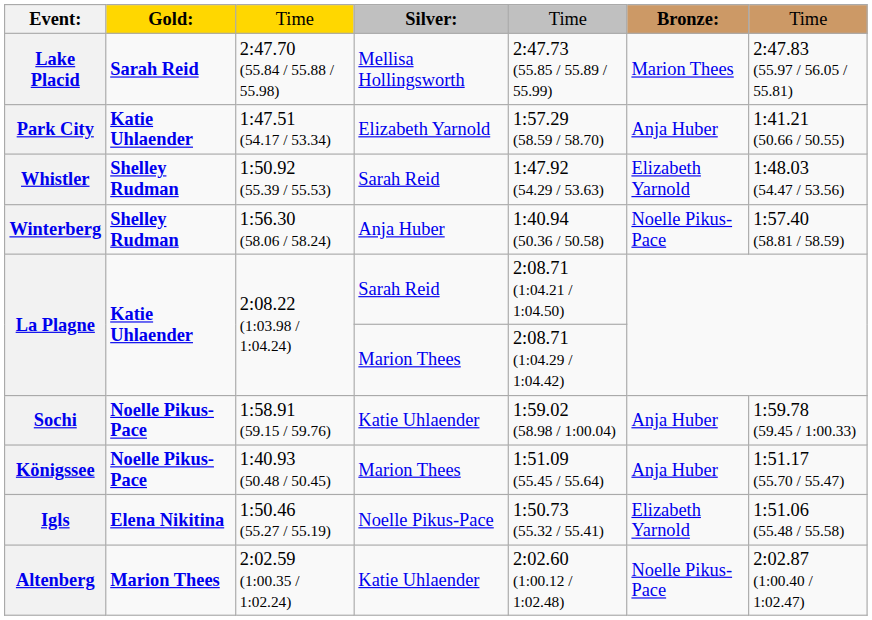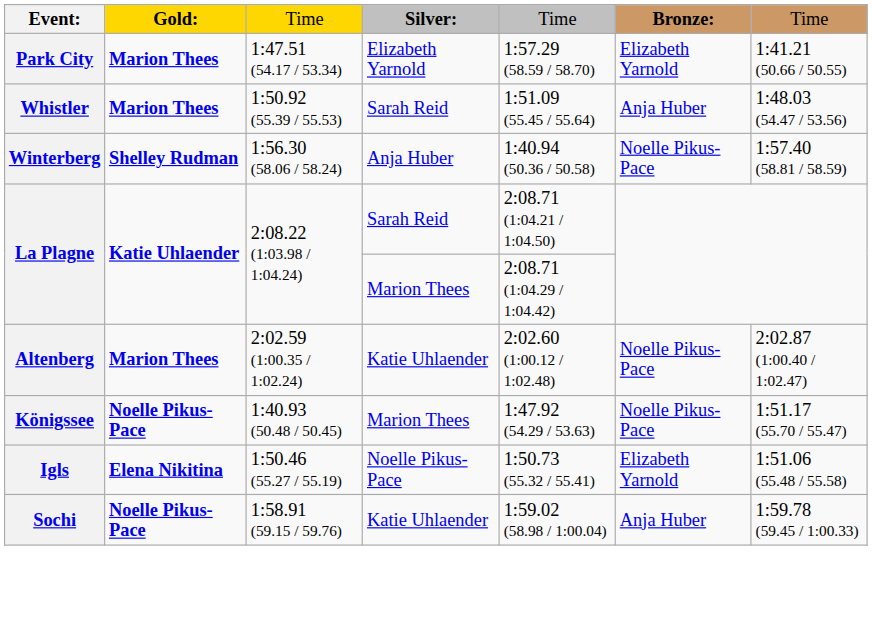- row: (55, 68)
(152, 129) Katie Uhlaender -> (164, 58) Marion Thees
(675, 129) Anja Huber -> (655, 58) Elizabeth Yarnold
(144, 179) Shelley Rudman -> (164, 108) Marion Thees
(558, 179) 1:47.92 (54.29 / 53.63) -> (549, 108) 1:51.09 (55.45 / 55.64)
(666, 179) Elizabeth Yarnold -> (663, 108) Anja Huber
rows swapped: (55, 580) <-> (55, 420)
(558, 469) 1:51.09 (55.45 / 55.64) -> (549, 420) 1:47.92 (54.29 / 53.63)
(675, 469) Anja Huber -> (670, 420) Noelle Pikus-Pace
